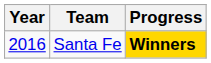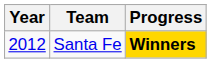(27, 44) 2016 -> (27, 44) 2012
